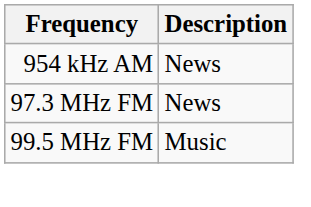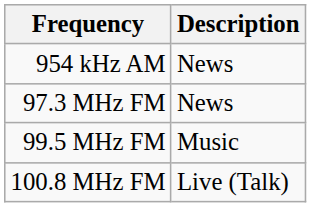+ row: (88, 181)
